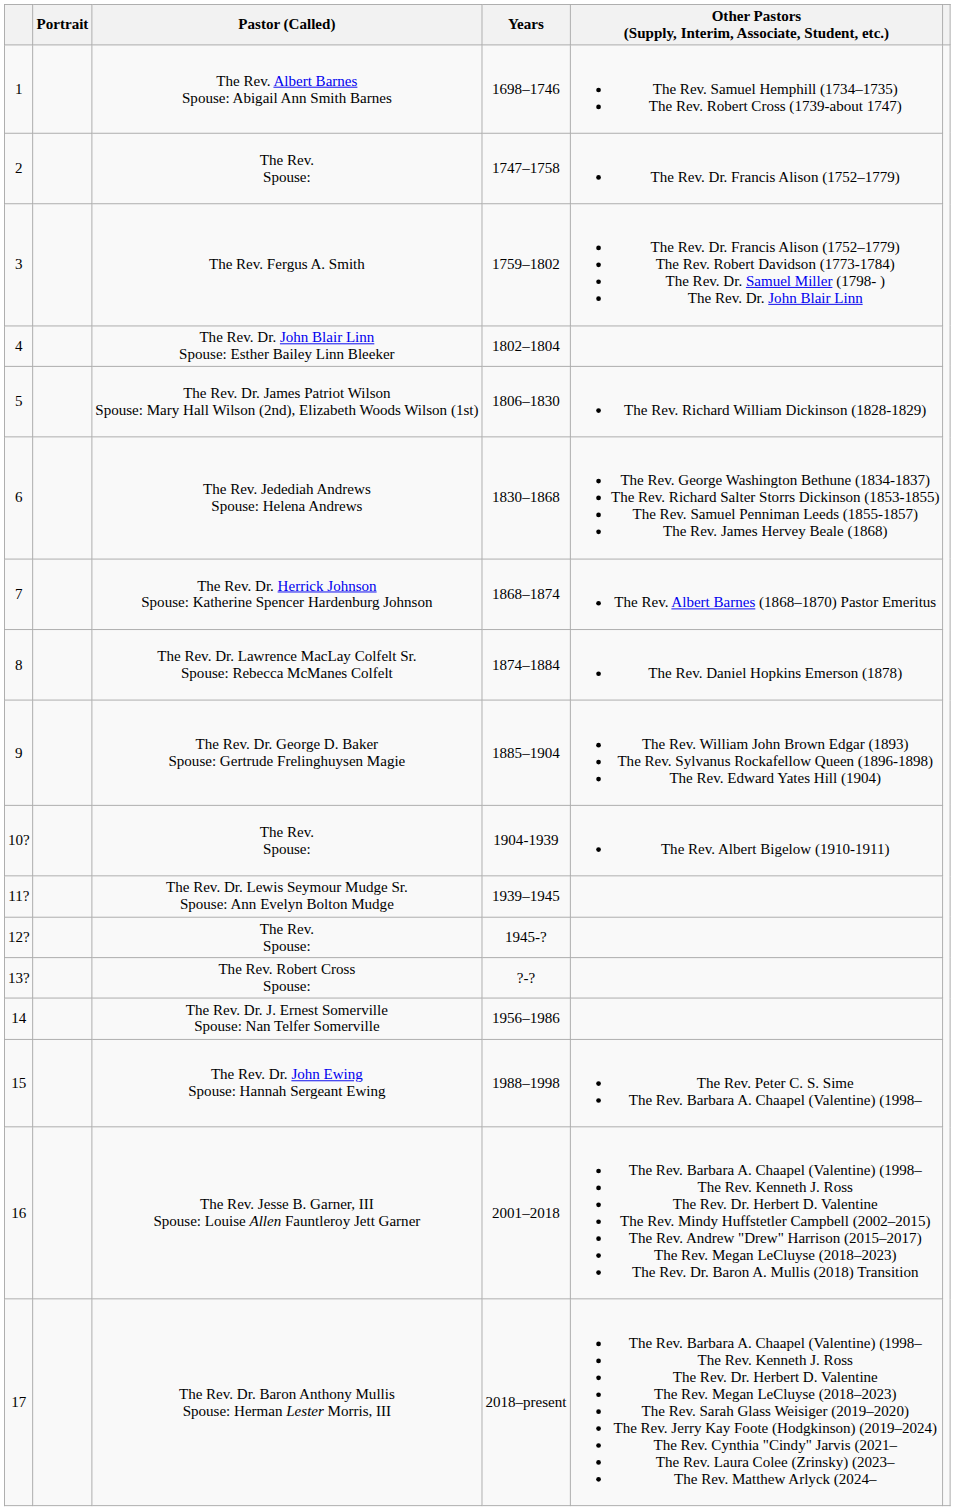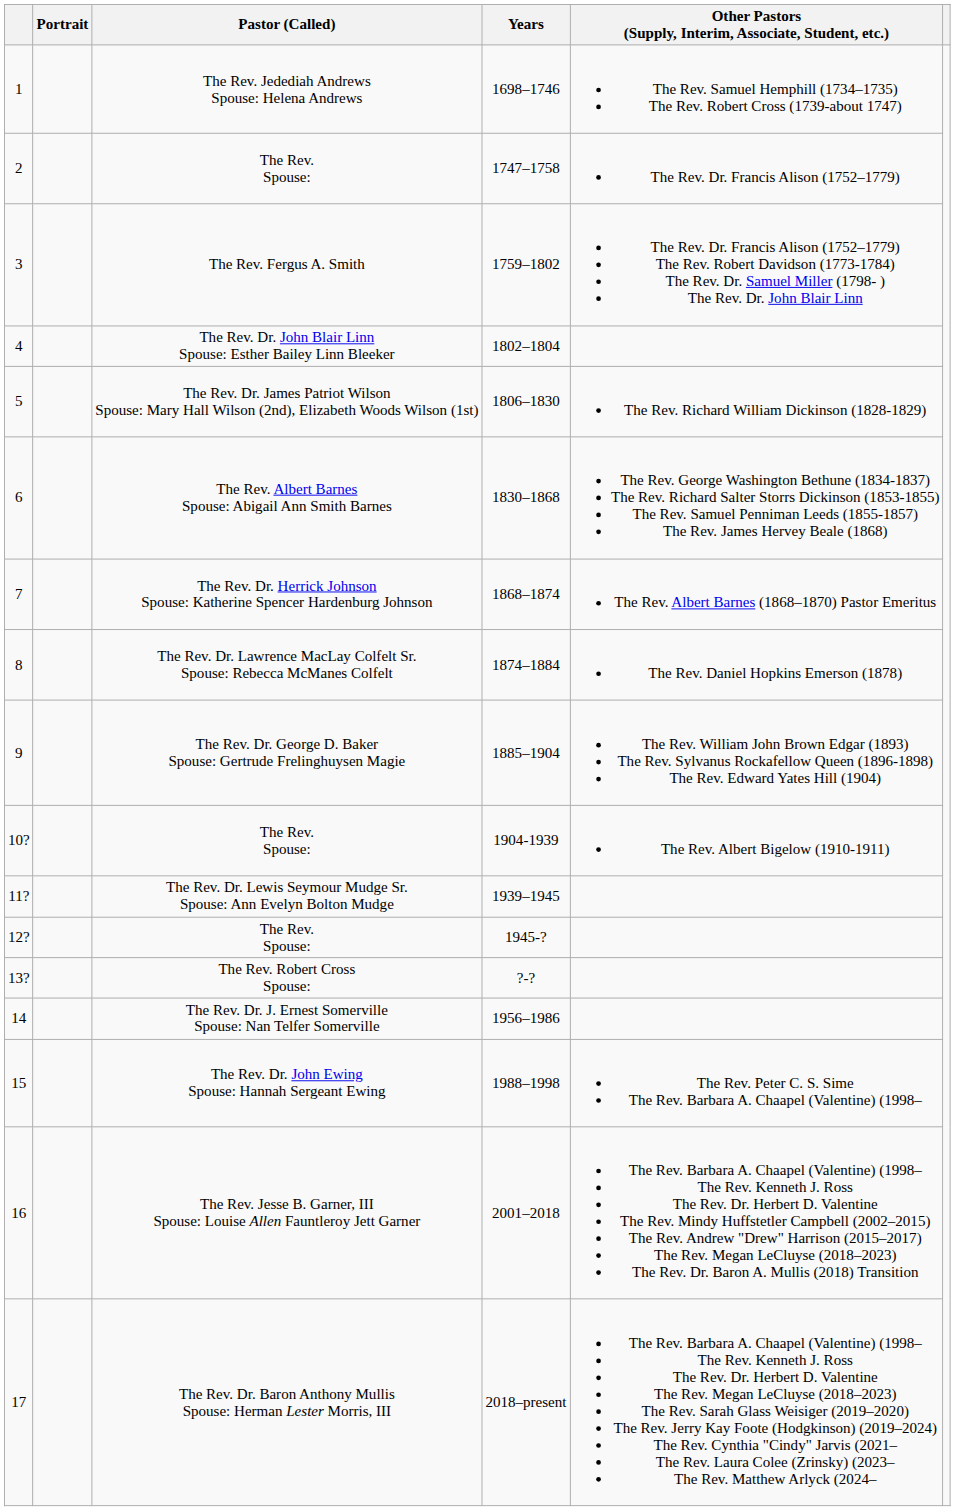(287, 89) The Rev. Albert Barnes Spouse: Abigail Ann Smith Barnes -> (287, 89) The Rev. Jedediah Andrews Spouse: Helena Andrews
(287, 497) The Rev. Jedediah Andrews Spouse: Helena Andrews -> (287, 497) The Rev. Albert Barnes Spouse: Abigail Ann Smith Barnes
